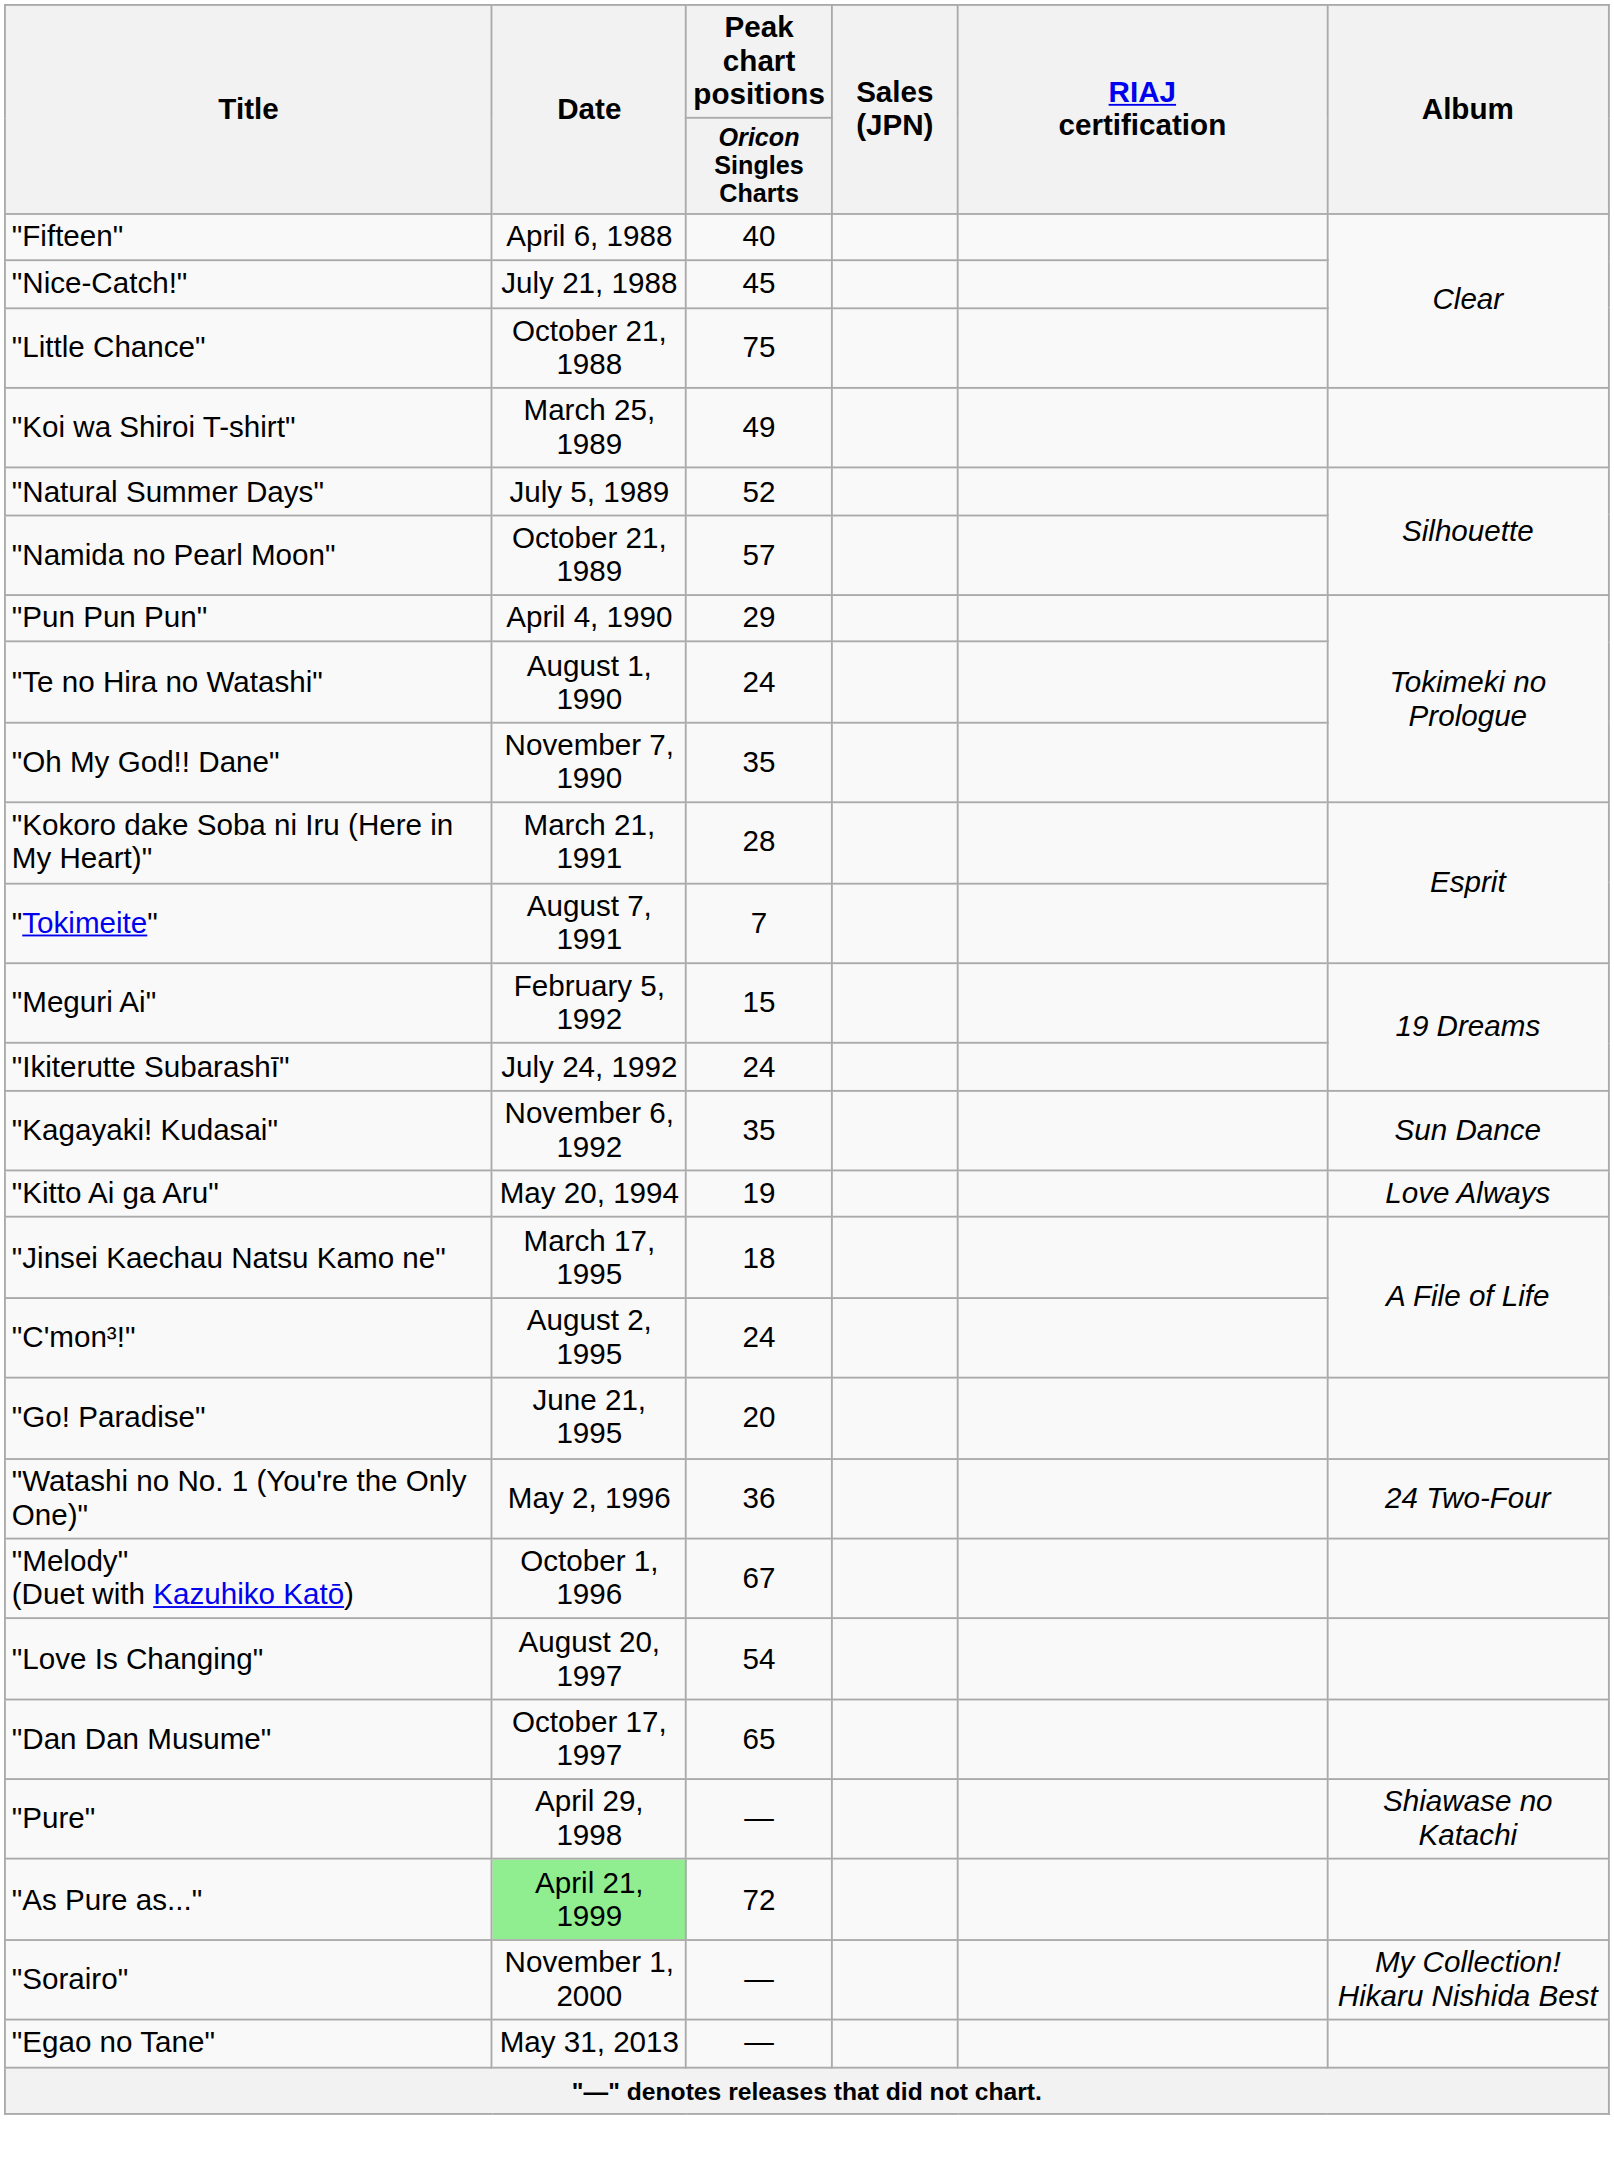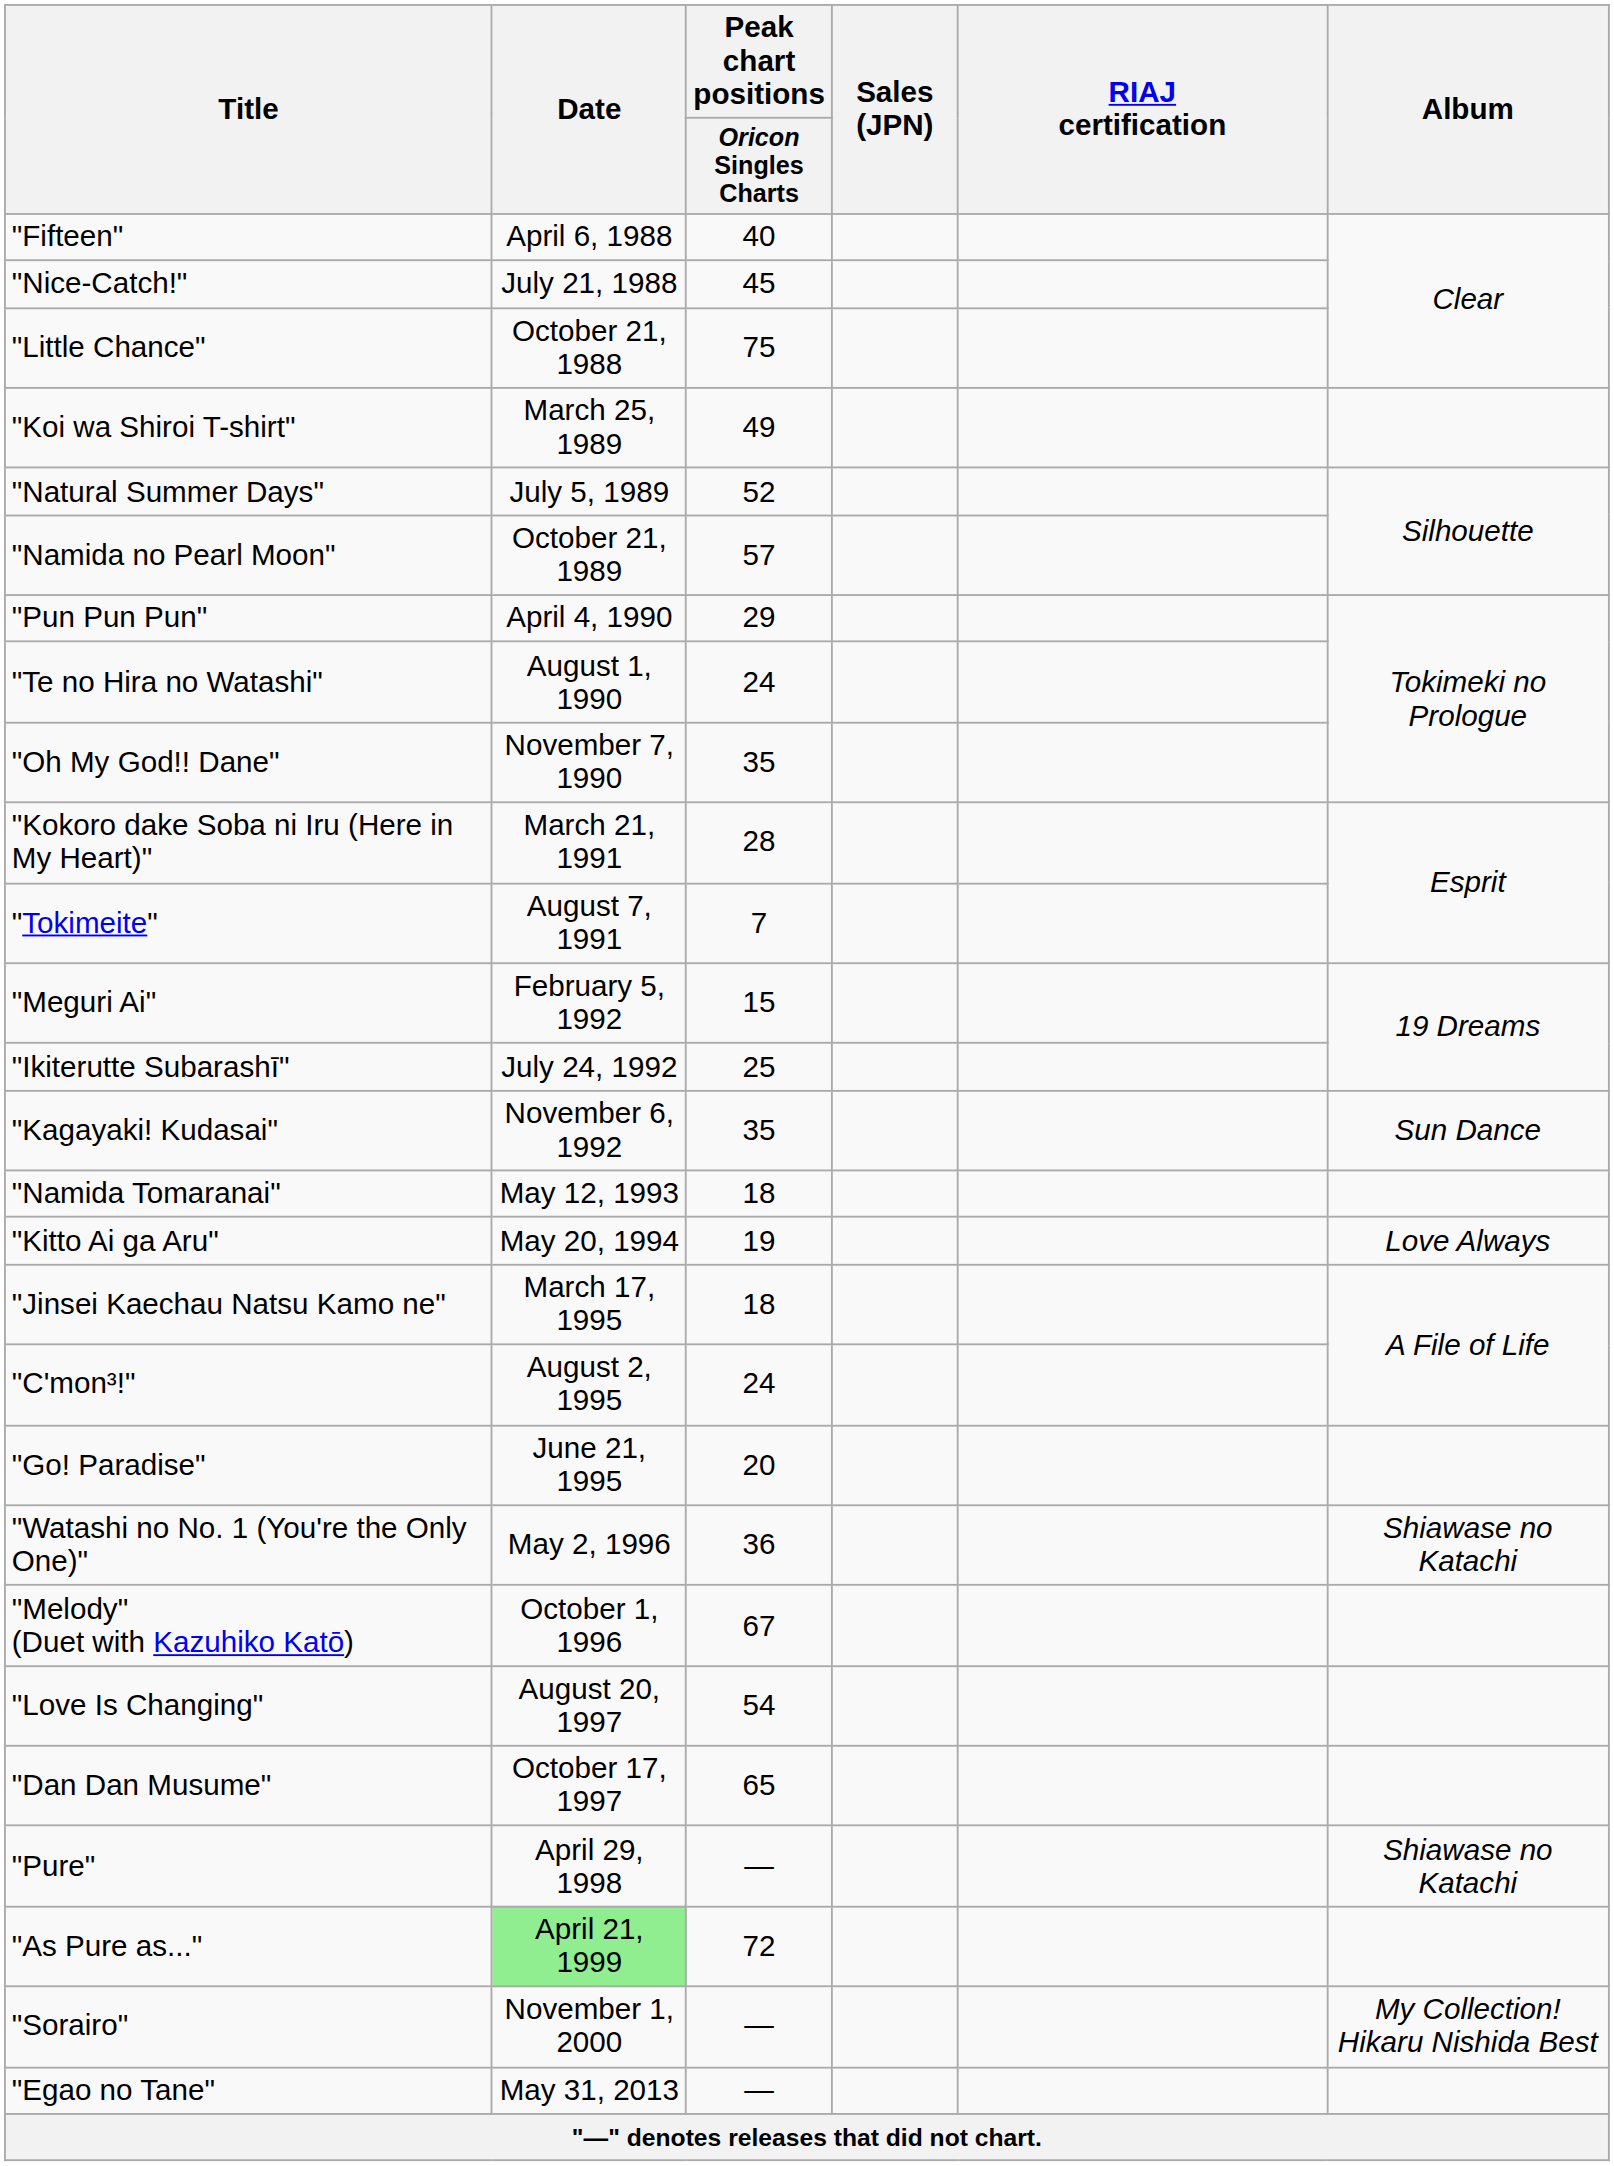(759, 1066) 24 -> (759, 1066) 25
+ row: (146, 1193)
(1468, 1497) 24 Two-Four -> (1468, 1544) Shiawase no Katachi
